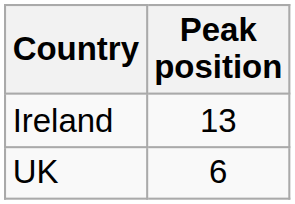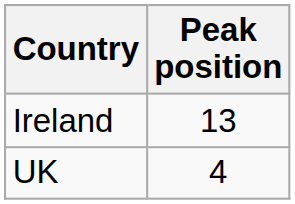(218, 172) 6 -> (218, 172) 4
